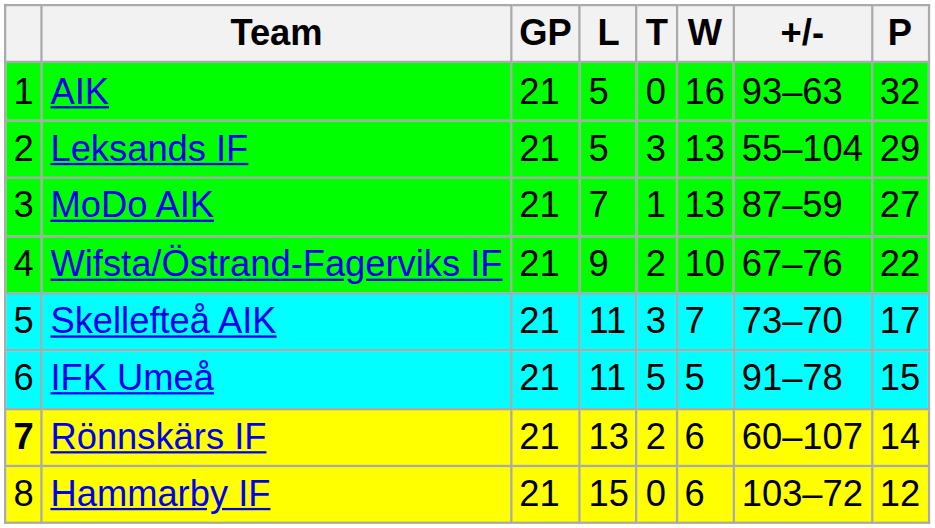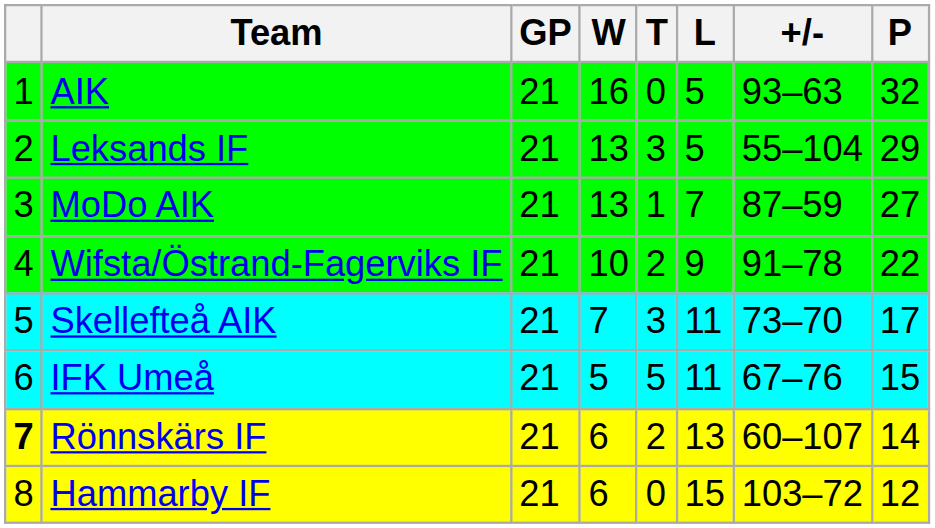columns swapped: (705, 33) <-> (609, 33)
(792, 263) 67–76 -> (792, 263) 91–78
(792, 378) 91–78 -> (792, 378) 67–76
